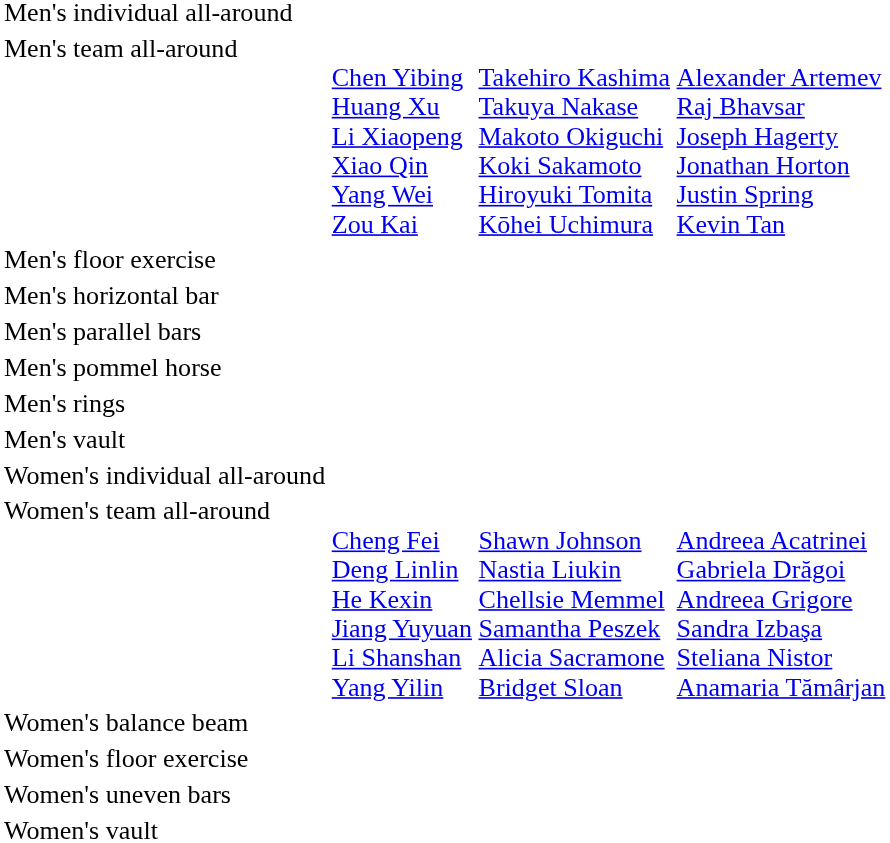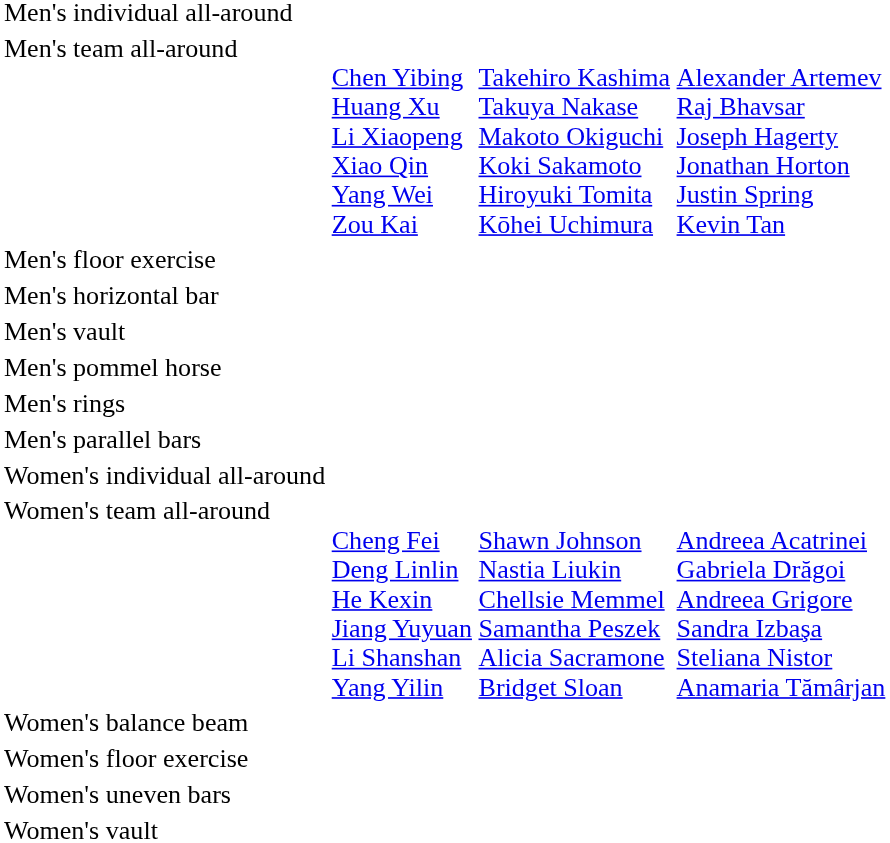rows swapped: (103, 331) <-> (65, 439)
